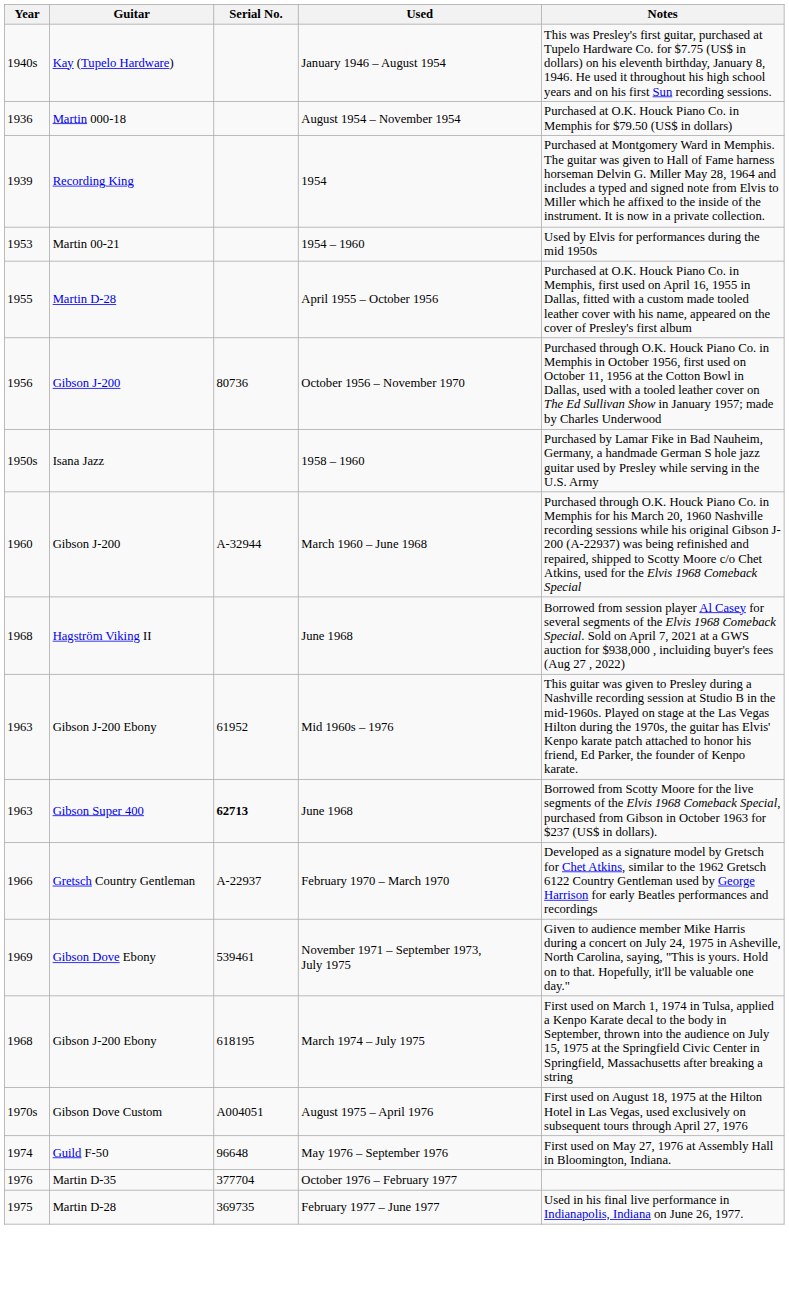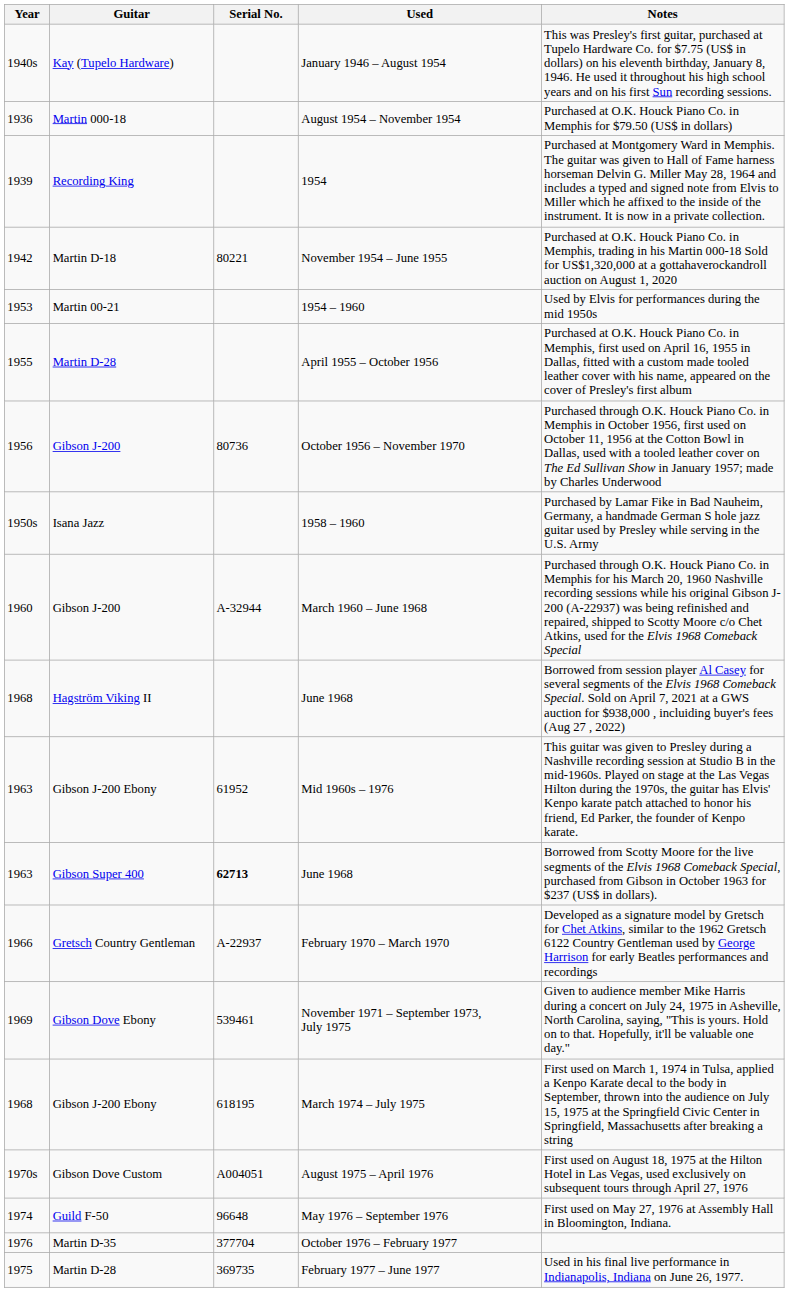+ row: (20, 258)
